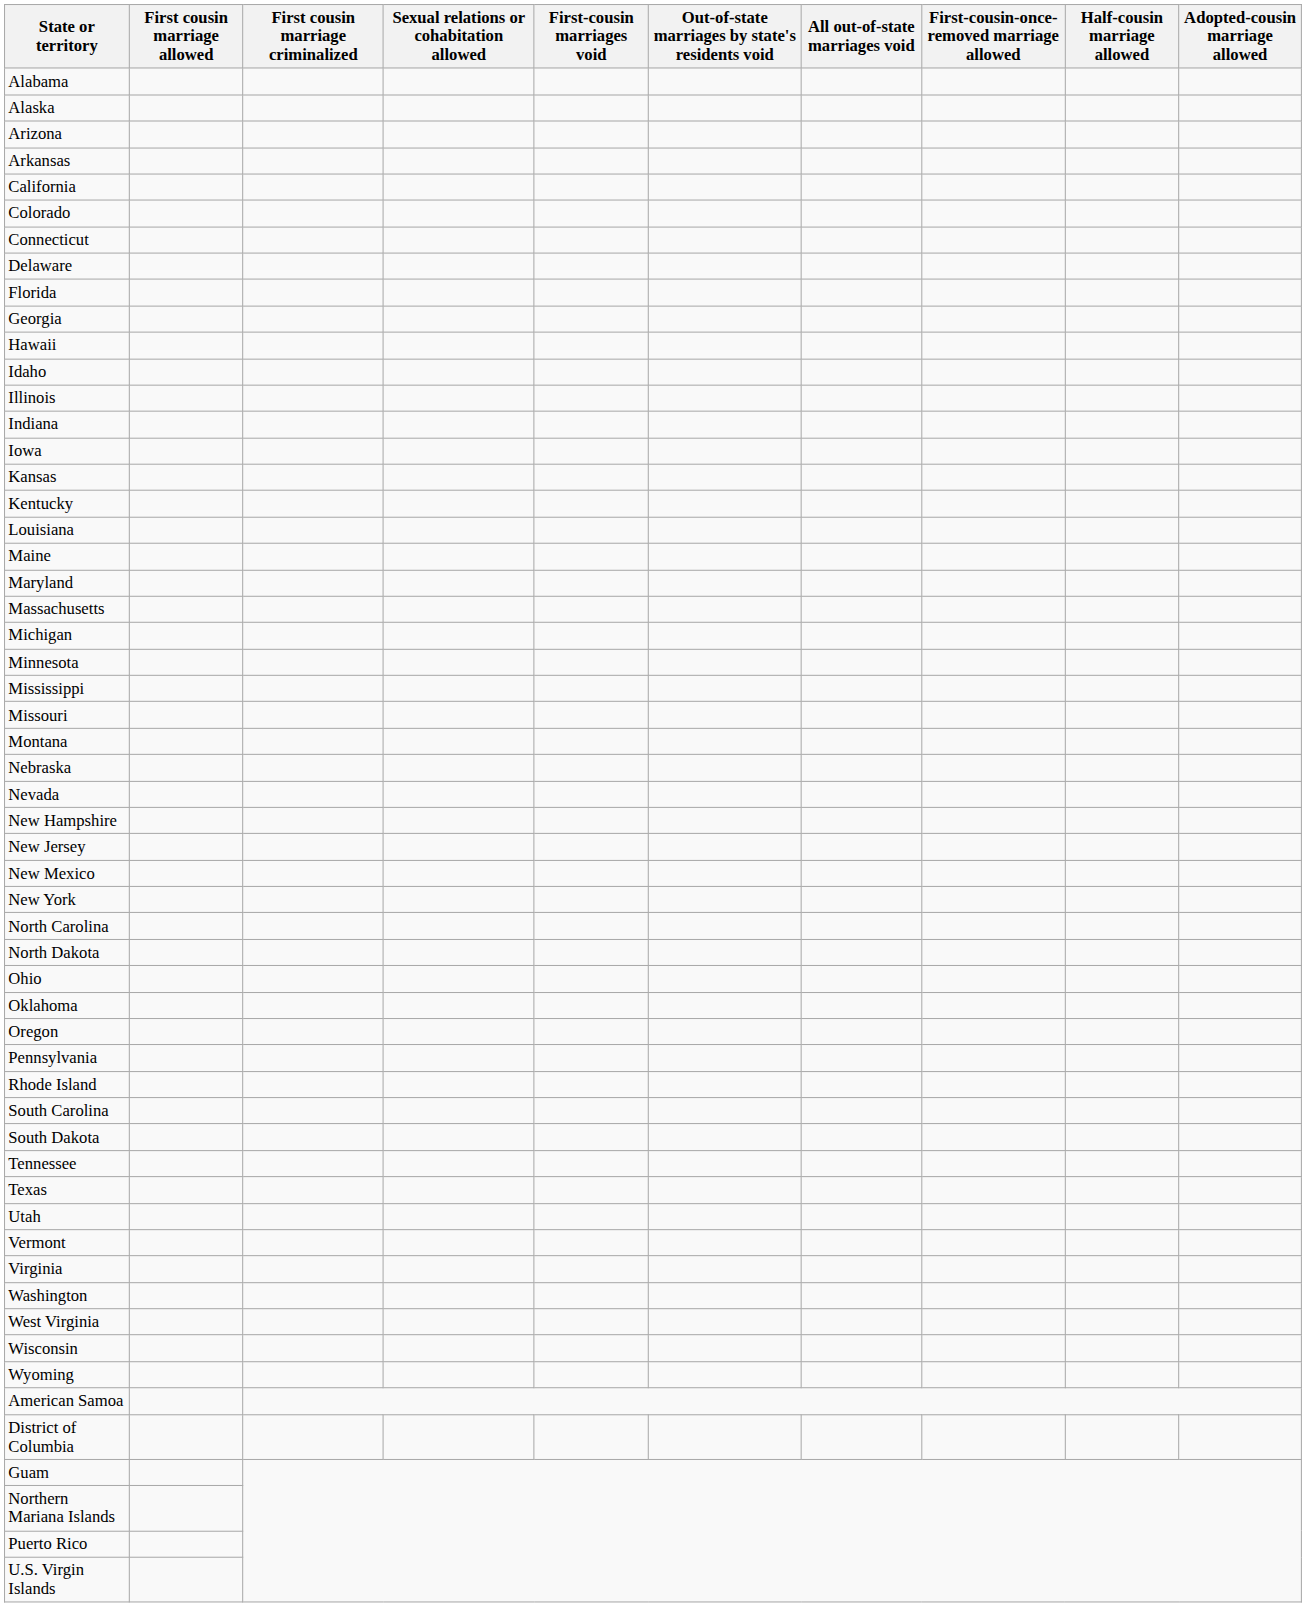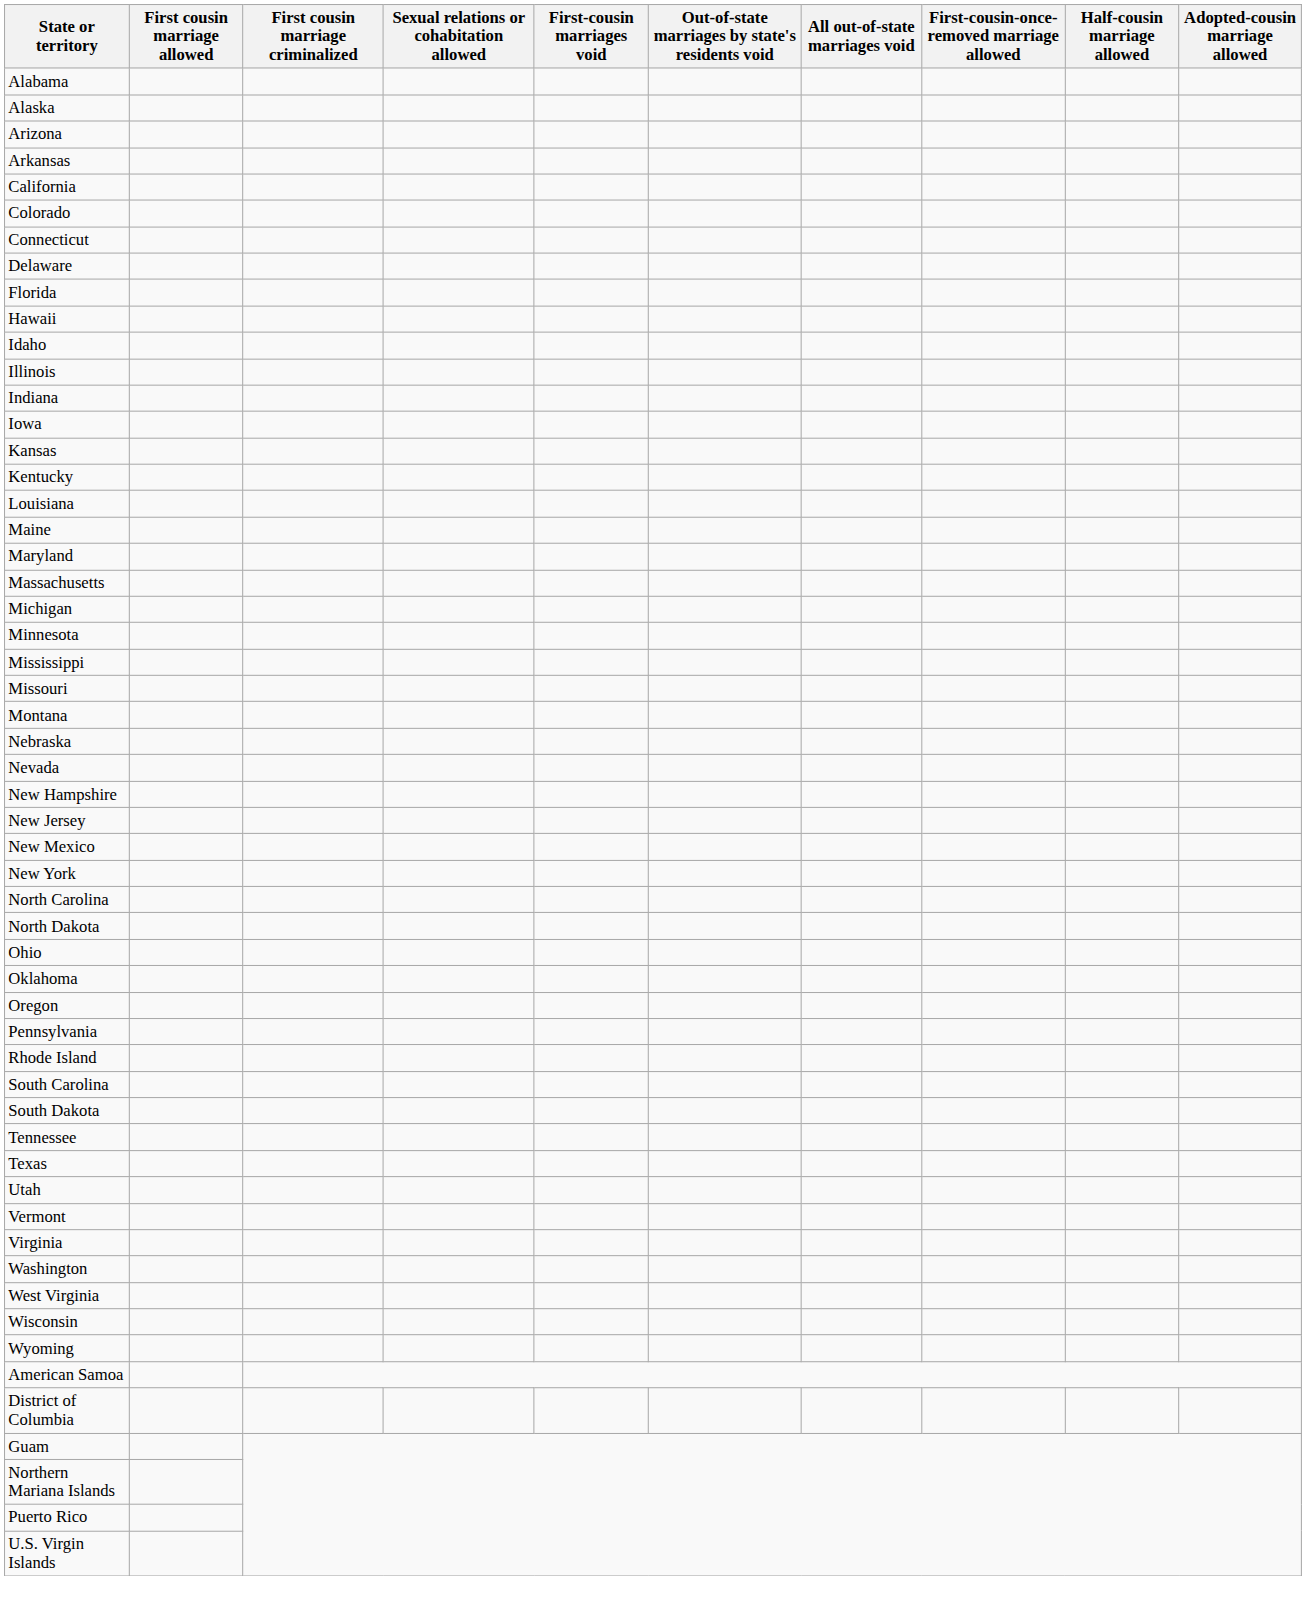- row: (35, 319)
